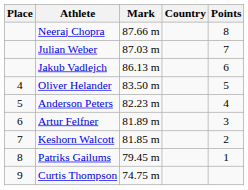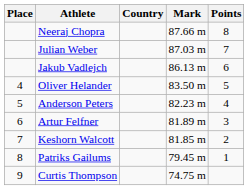columns swapped: (185, 13) <-> (141, 13)
